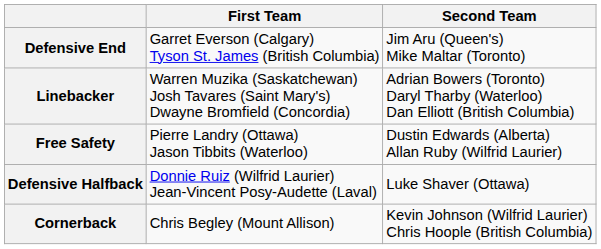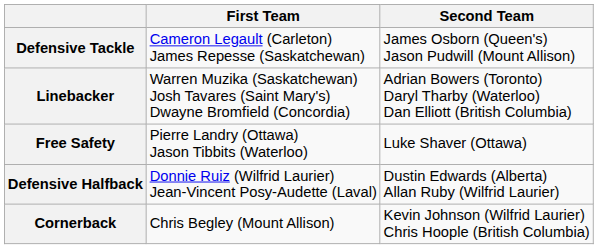+ row: (75, 47)
- row: (75, 47)
(474, 144) Dustin Edwards (Alberta) Allan Ruby (Wilfrid Laurier) -> (455, 144) Luke Shaver (Ottawa)
(458, 184) Luke Shaver (Ottawa) -> (472, 184) Dustin Edwards (Alberta) Allan Ruby (Wilfrid Laurier)
